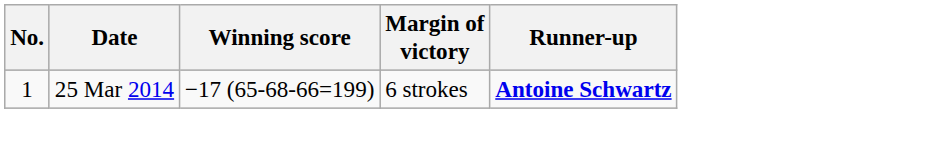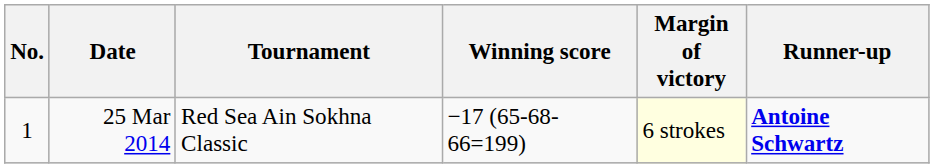+ column: (309, 51)
(427, 89) no background -> (684, 130) lightyellow background
